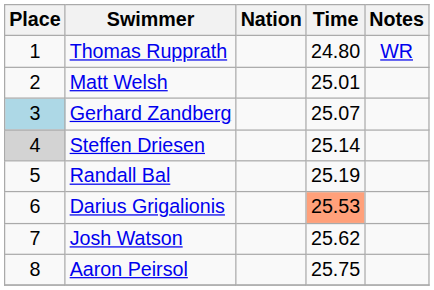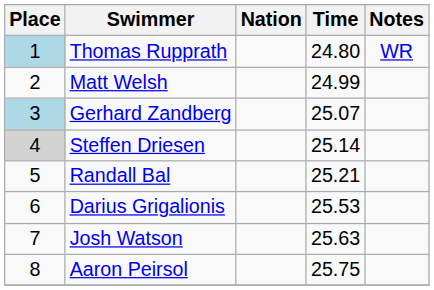(35, 51) no background -> (35, 51) lightblue background
(336, 82) 25.01 -> (336, 82) 24.99
(336, 176) 25.19 -> (336, 176) 25.21
(336, 207) lightsalmon background -> (336, 207) no background
(336, 238) 25.62 -> (336, 238) 25.63
